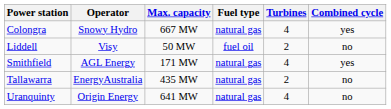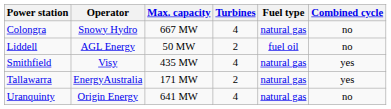columns swapped: (286, 12) <-> (238, 12)
(347, 29) yes -> (347, 29) no
(108, 46) Visy -> (108, 46) AGL Energy
(108, 63) AGL Energy -> (108, 63) Visy
(179, 63) 171 MW -> (179, 63) 435 MW
(179, 79) 435 MW -> (179, 79) 171 MW
(347, 79) no -> (347, 79) yes
